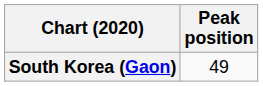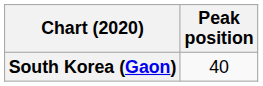(219, 66) 49 -> (219, 66) 40
